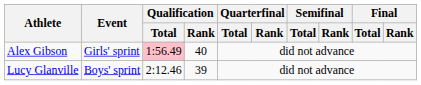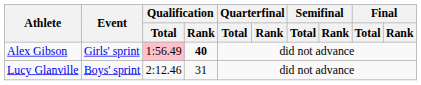(201, 51) normal -> (201, 51) bold
(201, 70) 39 -> (201, 70) 31
